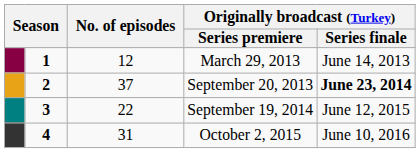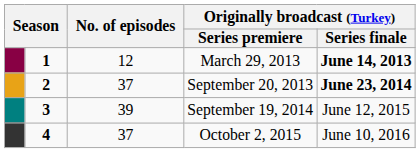(366, 60) normal -> (366, 60) bold
(126, 110) 22 -> (126, 110) 39
(126, 135) 31 -> (126, 135) 37
